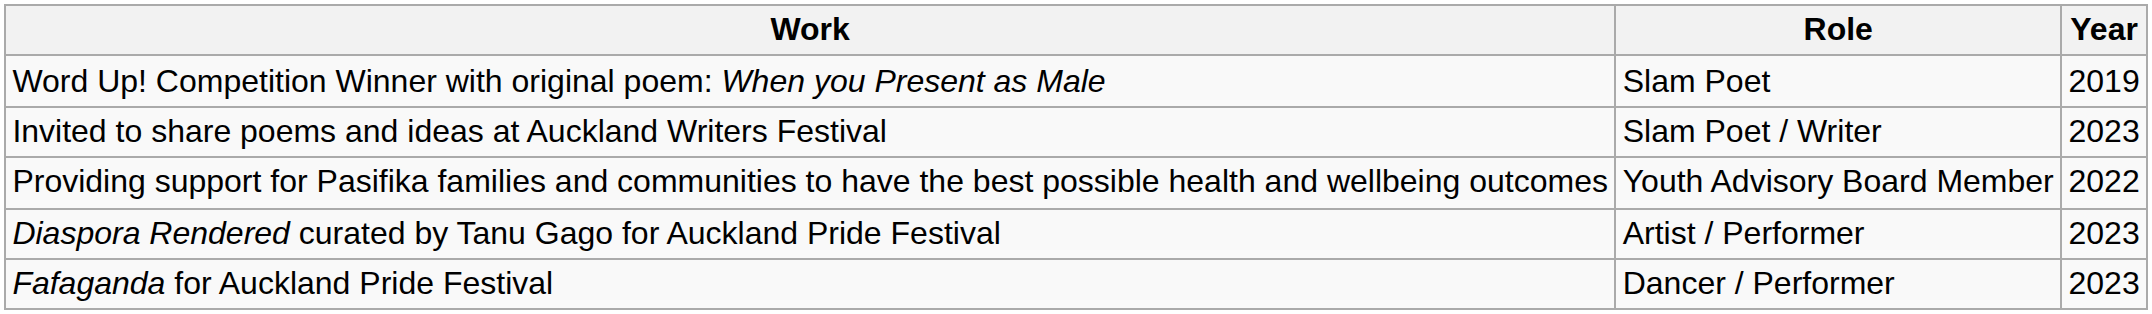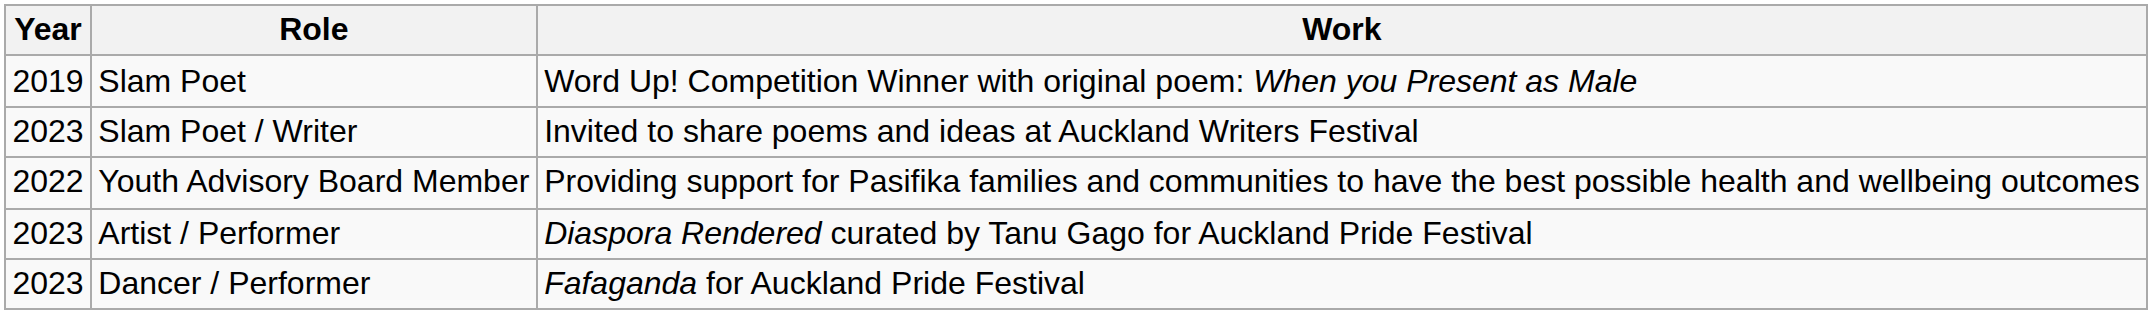columns swapped: (2104, 29) <-> (810, 29)
